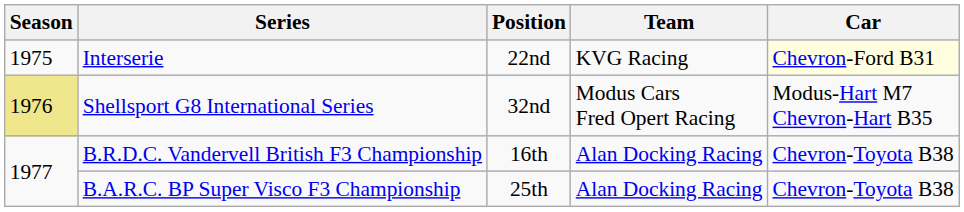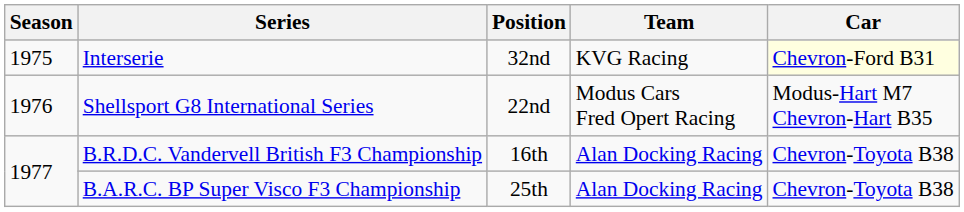(529, 57) 22nd -> (529, 57) 32nd
(31, 105) khaki background -> (31, 105) no background
(529, 105) 32nd -> (529, 105) 22nd
